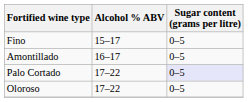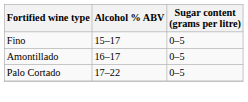(177, 72) lavender background -> (177, 72) no background
- row: (23, 89)
